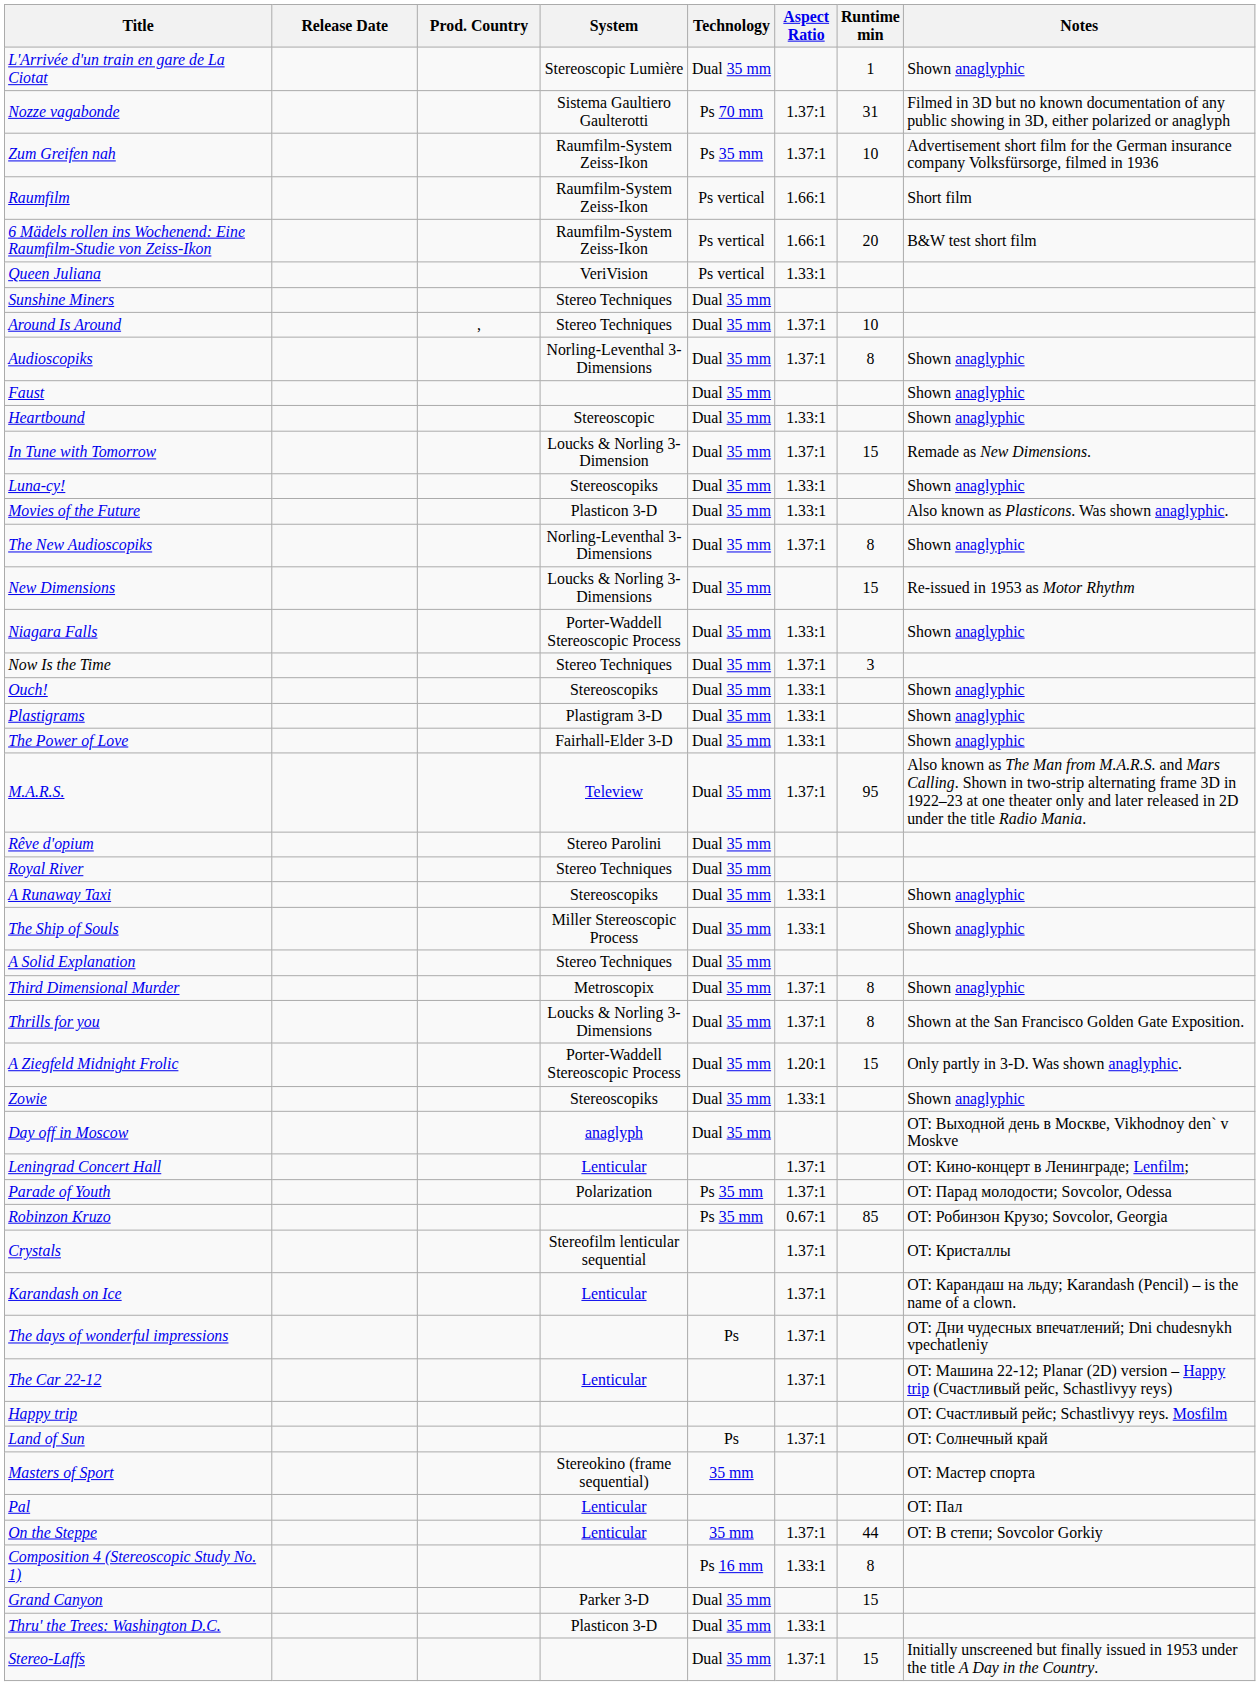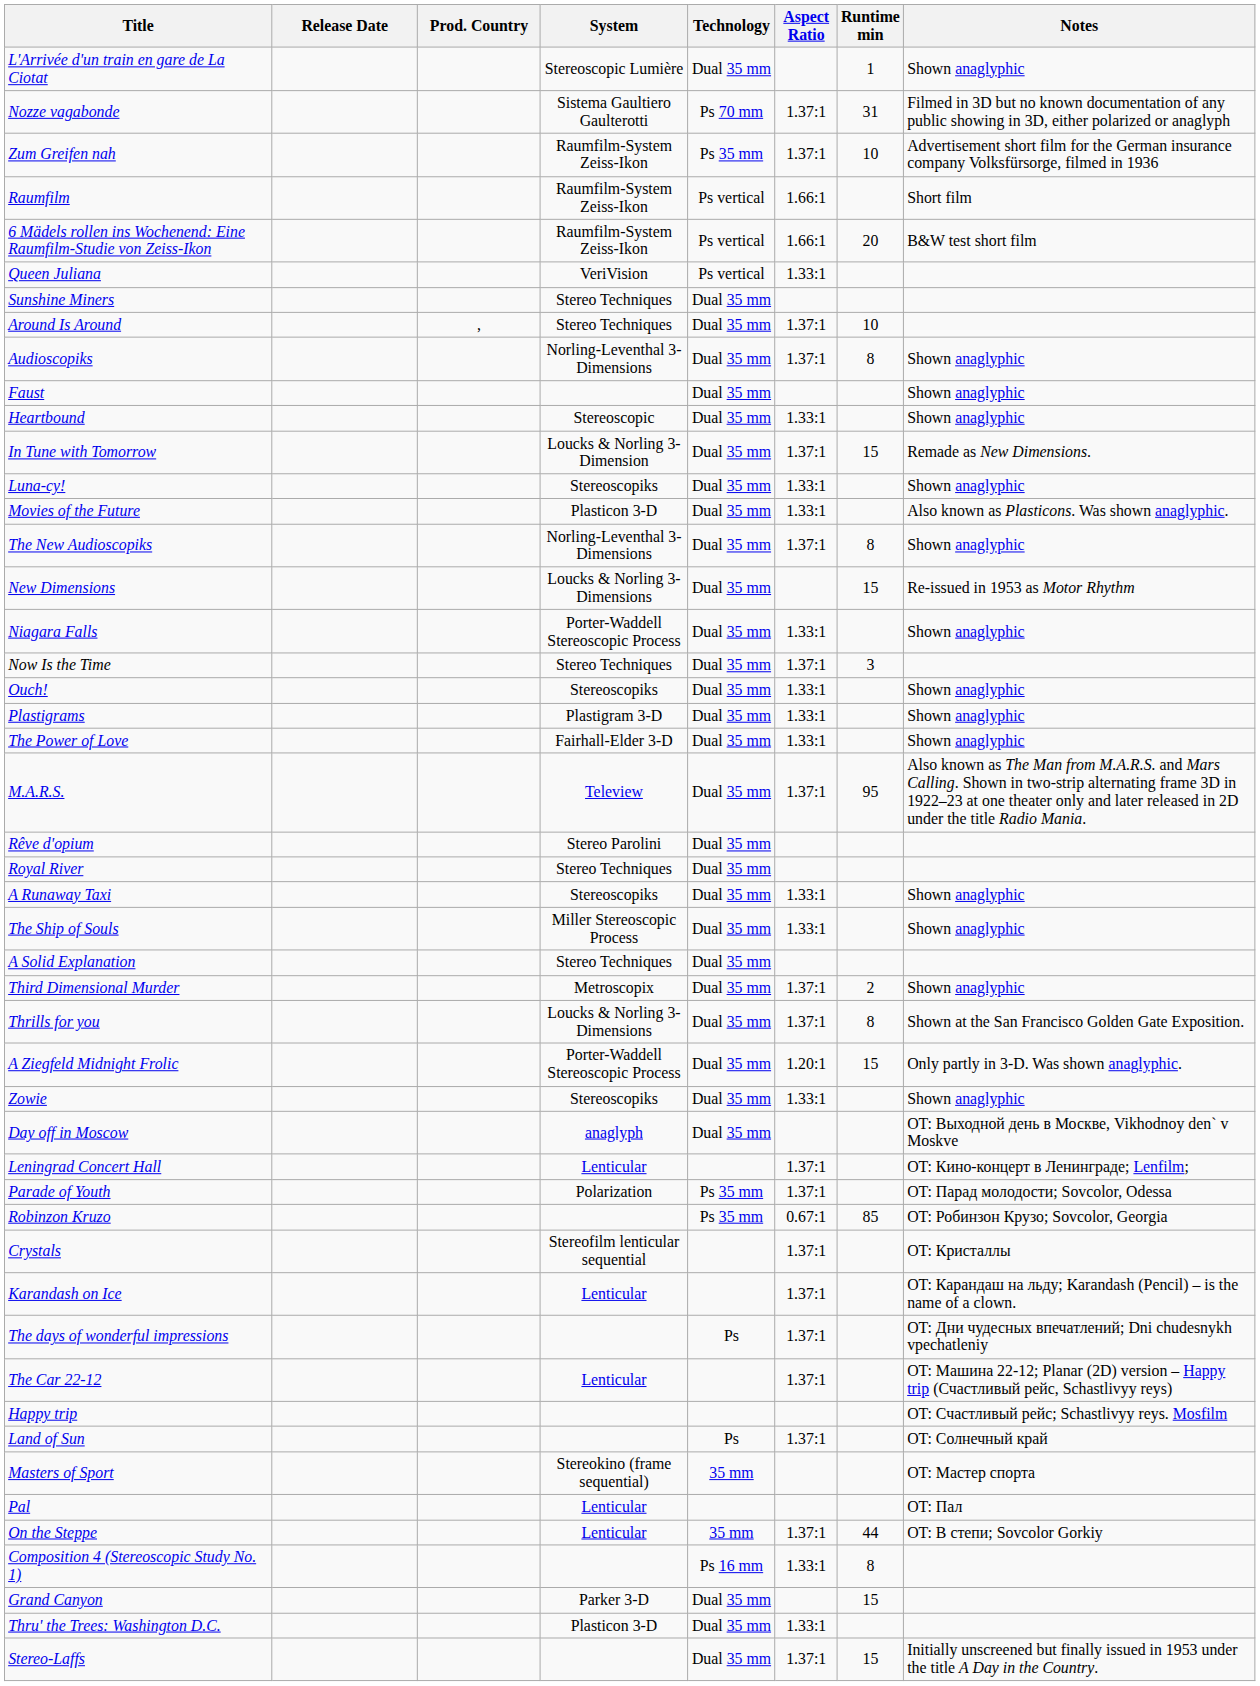(870, 987) 8 -> (870, 987) 2
